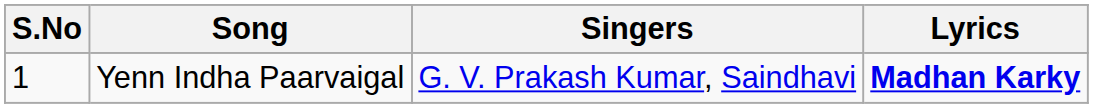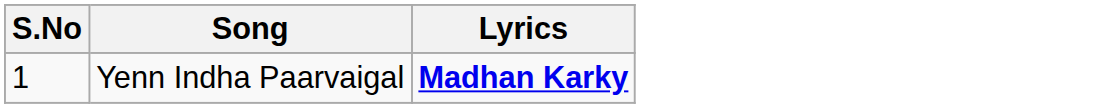- column: (637, 28)
